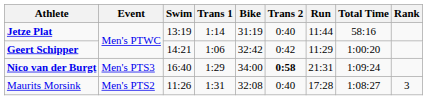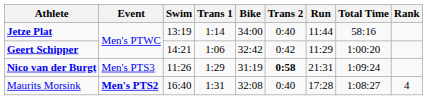(250, 31) 31:19 -> (250, 31) 34:00
(179, 68) 16:40 -> (179, 68) 11:26
(250, 68) 34:00 -> (250, 68) 31:19
(128, 86) normal -> (130, 86) bold
(179, 86) 11:26 -> (179, 86) 16:40
(407, 86) 3 -> (407, 86) 4
